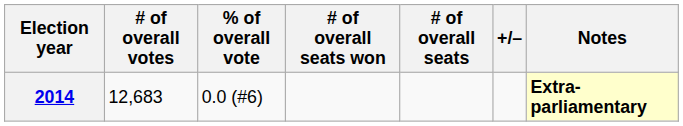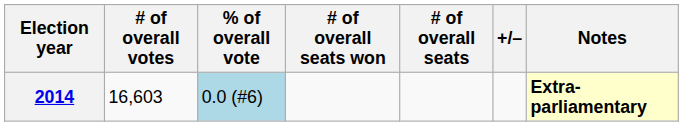(136, 96) 12,683 -> (136, 96) 16,603
(232, 96) no background -> (232, 96) lightblue background
